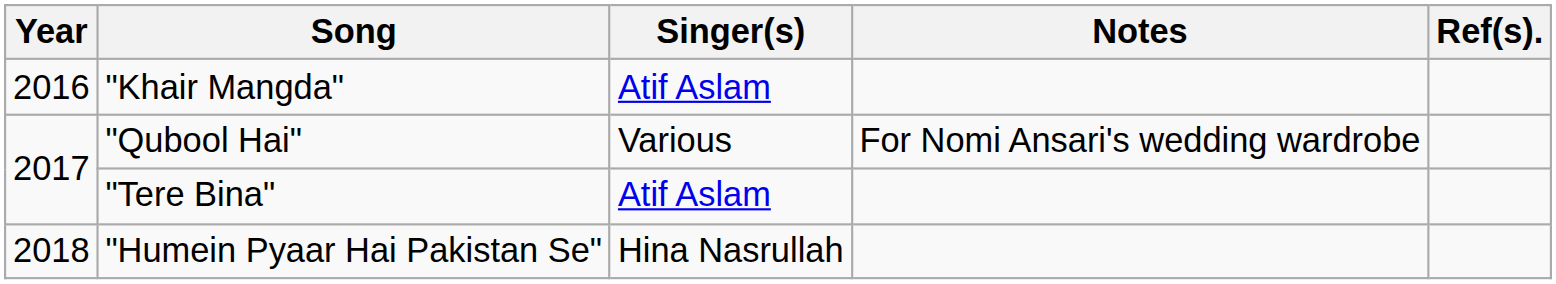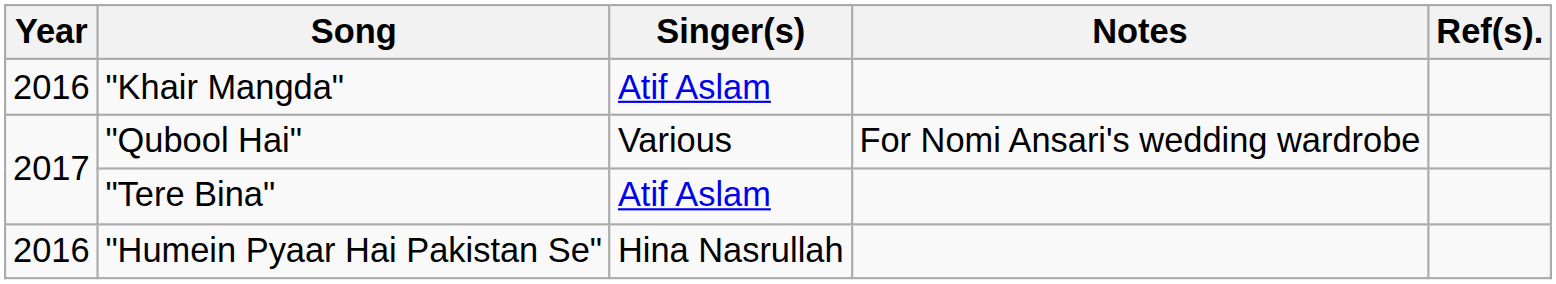(51, 250) 2018 -> (51, 250) 2016
